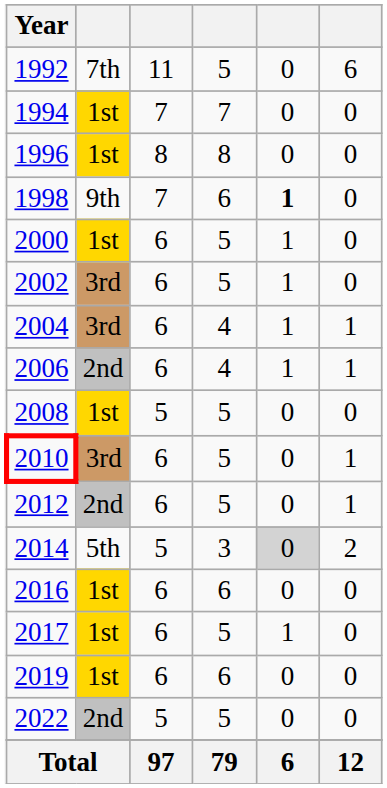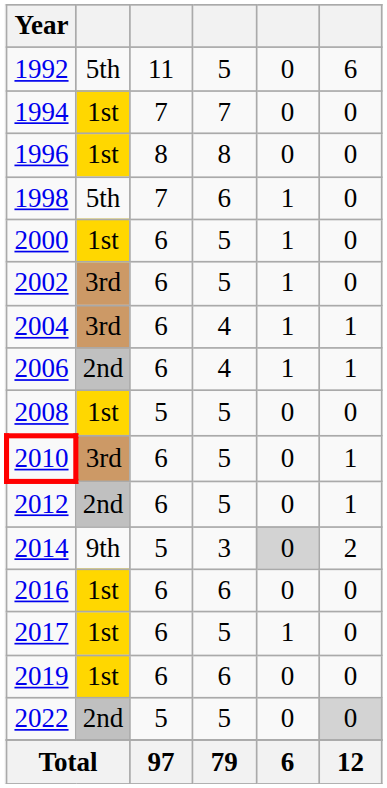(103, 68) 7th -> (103, 68) 5th
(103, 197) 9th -> (103, 197) 5th
(287, 197) bold -> (287, 197) normal
(103, 547) 5th -> (103, 547) 9th
(351, 718) no background -> (351, 718) lightgrey background
